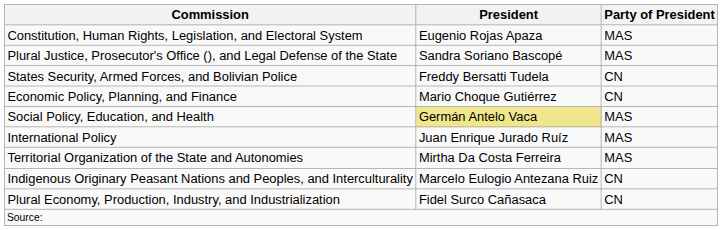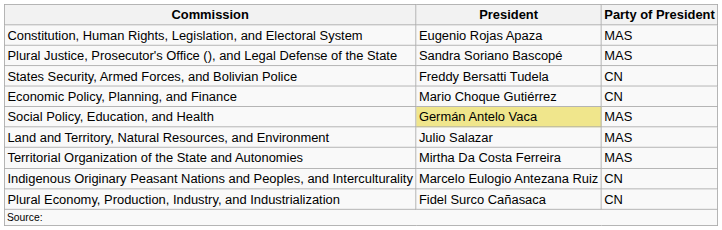- row: (62, 138)
+ row: (168, 138)
